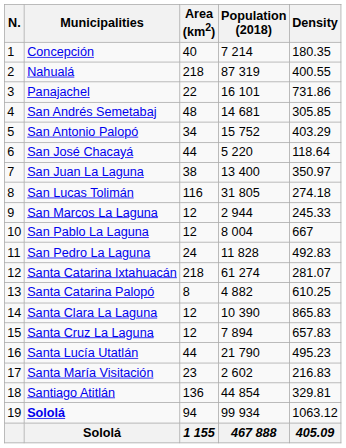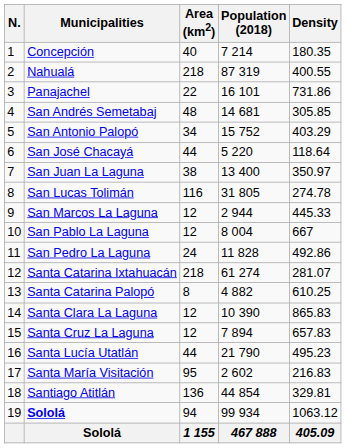(312, 192) 274.18 -> (312, 192) 274.78
(312, 212) 245.33 -> (312, 212) 445.33
(312, 252) 492.83 -> (312, 252) 492.86
(190, 372) 23 -> (190, 372) 95
